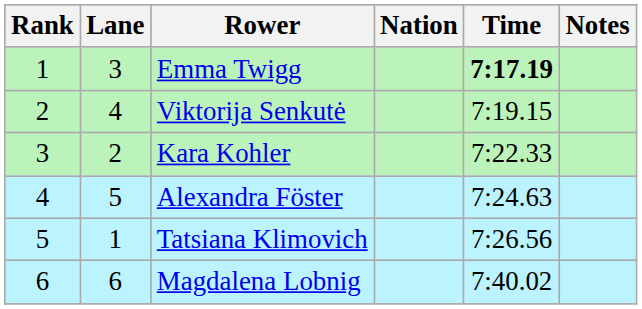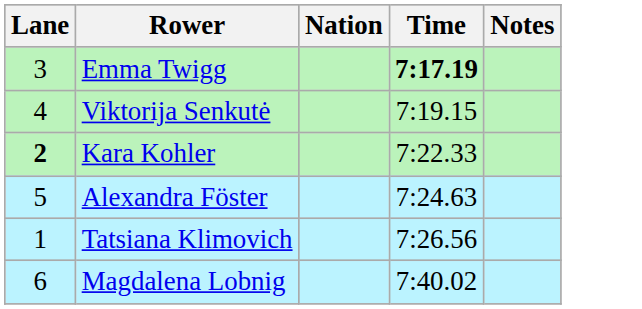- column: (42, 25)
(115, 153) normal -> (40, 153) bold
